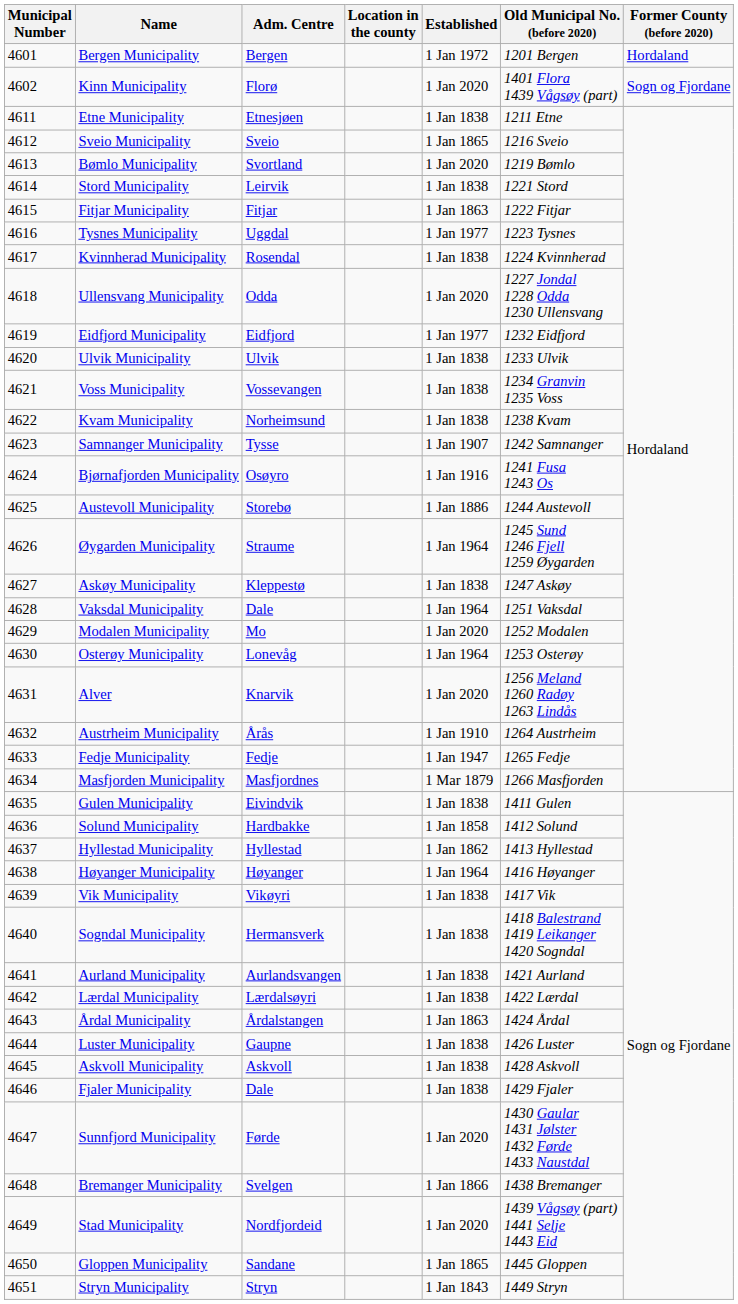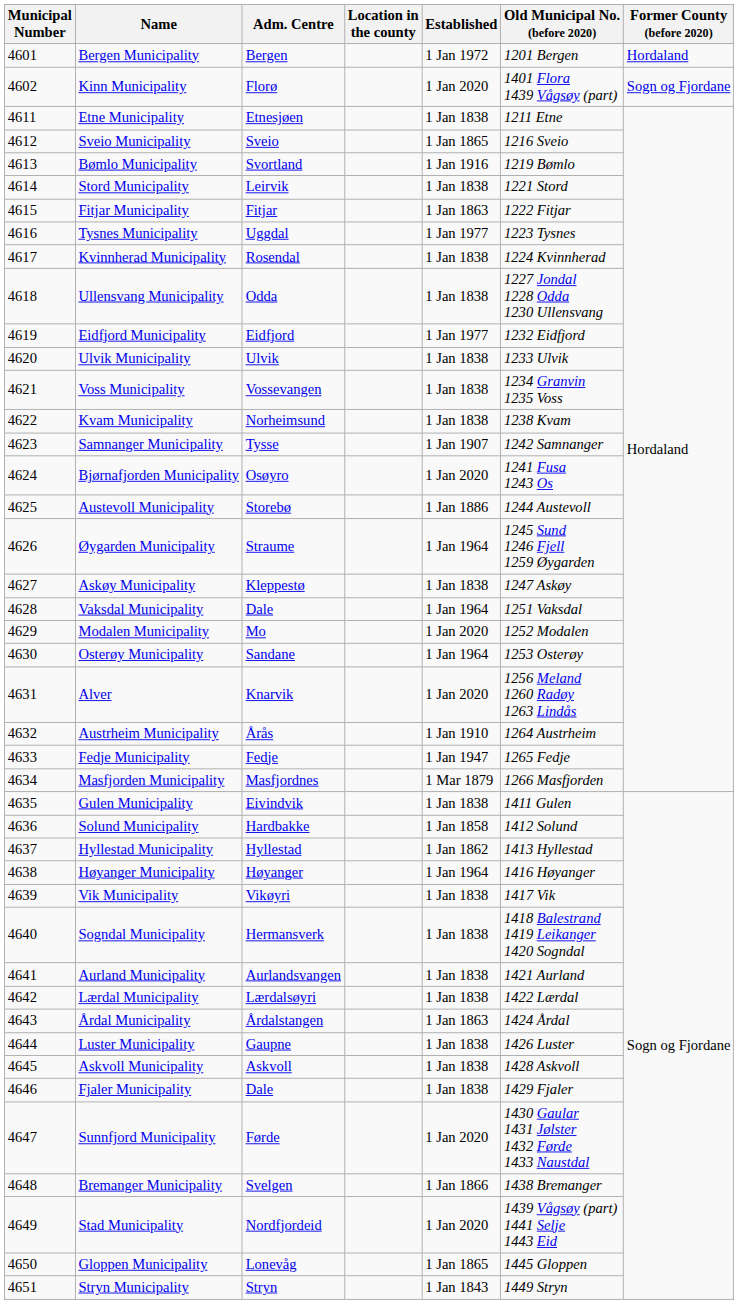(457, 164) 1 Jan 2020 -> (457, 164) 1 Jan 1916
(457, 296) 1 Jan 2020 -> (457, 296) 1 Jan 1838
(457, 475) 1 Jan 1916 -> (457, 475) 1 Jan 2020
(271, 655) Lonevåg -> (270, 655) Sandane
(270, 1264) Sandane -> (271, 1264) Lonevåg
